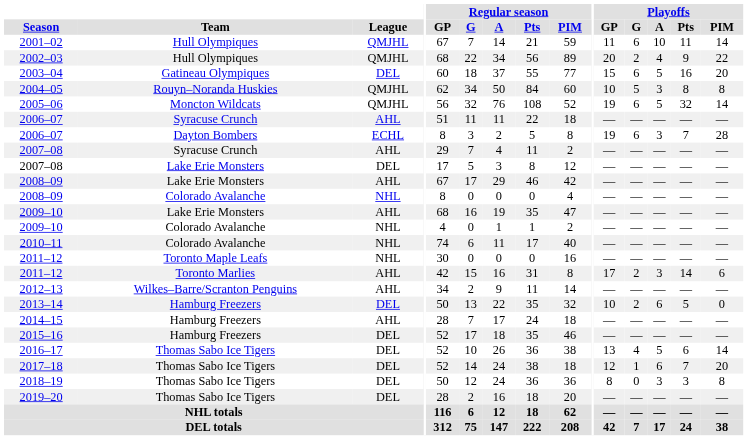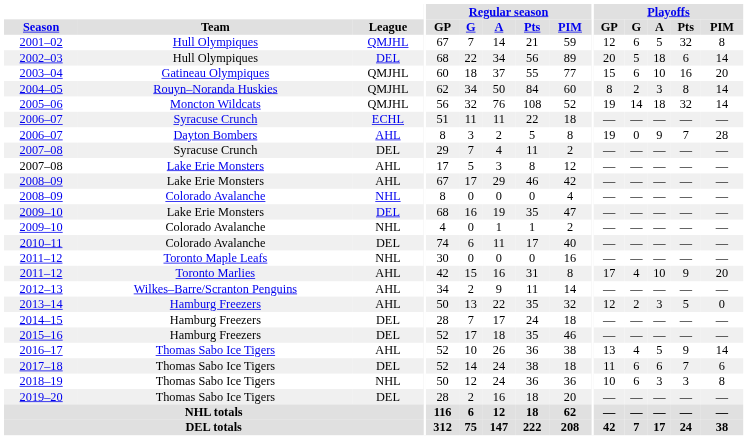(609, 42) 11 -> (609, 42) 12
(659, 42) 10 -> (659, 42) 5
(686, 42) 11 -> (686, 42) 32
(722, 42) 14 -> (722, 42) 8
(388, 58) QMJHL -> (388, 58) DEL
(636, 58) 2 -> (636, 58) 5
(659, 58) 4 -> (659, 58) 18
(686, 58) 9 -> (686, 58) 6
(722, 58) 22 -> (722, 58) 14
(388, 73) DEL -> (388, 73) QMJHL
(659, 73) 5 -> (659, 73) 10
(609, 88) 10 -> (609, 88) 8
(636, 88) 5 -> (636, 88) 2
(722, 88) 8 -> (722, 88) 14
(636, 104) 6 -> (636, 104) 14
(659, 104) 5 -> (659, 104) 18
(388, 119) AHL -> (388, 119) ECHL
(388, 135) ECHL -> (388, 135) AHL
(636, 135) 6 -> (636, 135) 0
(659, 135) 3 -> (659, 135) 9
(388, 150) AHL -> (388, 150) DEL
(388, 165) DEL -> (388, 165) AHL
(388, 212) AHL -> (388, 212) DEL
(388, 242) NHL -> (388, 242) DEL
(636, 273) 2 -> (636, 273) 4
(659, 273) 3 -> (659, 273) 10
(686, 273) 14 -> (686, 273) 9
(722, 273) 6 -> (722, 273) 20
(388, 304) DEL -> (388, 304) AHL
(609, 304) 10 -> (609, 304) 12
(659, 304) 6 -> (659, 304) 3
(388, 319) AHL -> (388, 319) DEL
(388, 350) DEL -> (388, 350) AHL
(686, 350) 6 -> (686, 350) 9
(609, 366) 12 -> (609, 366) 11
(636, 366) 1 -> (636, 366) 6
(722, 366) 20 -> (722, 366) 6
(388, 381) DEL -> (388, 381) NHL
(609, 381) 8 -> (609, 381) 10
(636, 381) 0 -> (636, 381) 6
